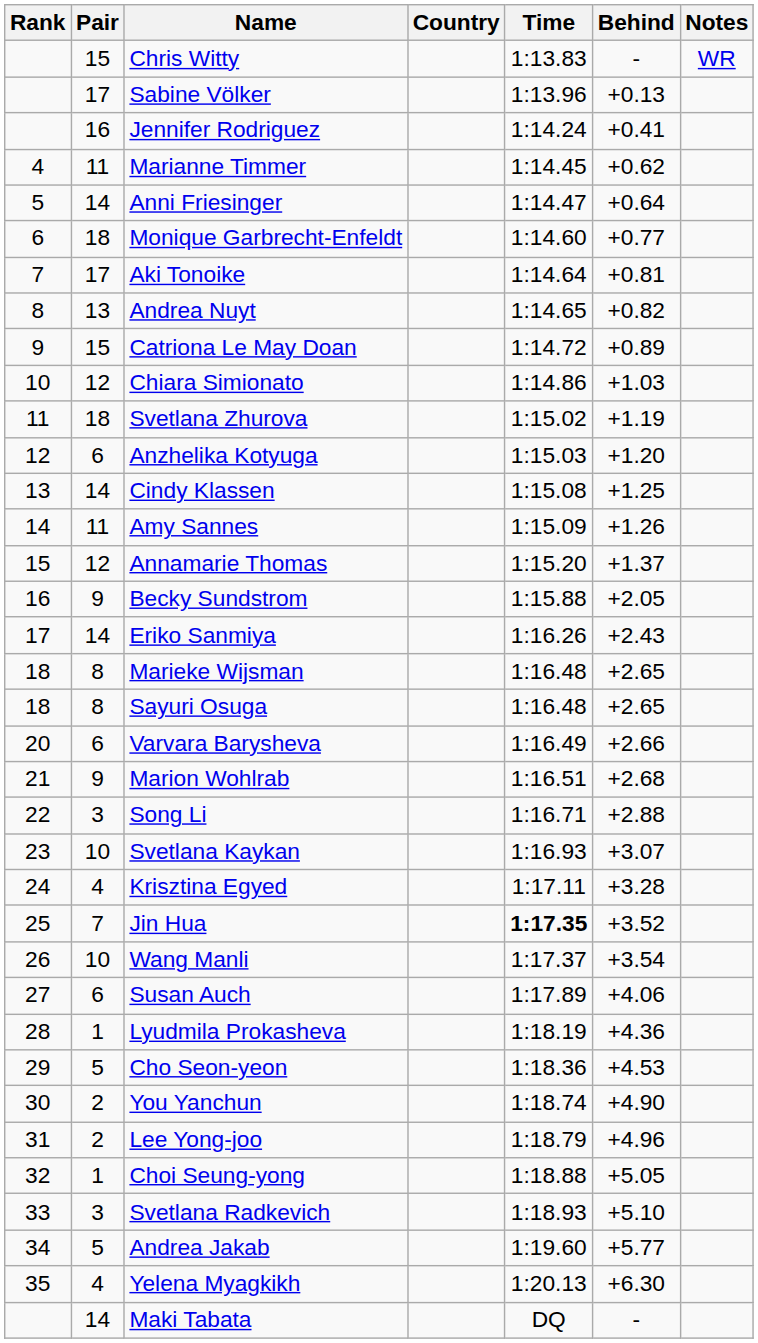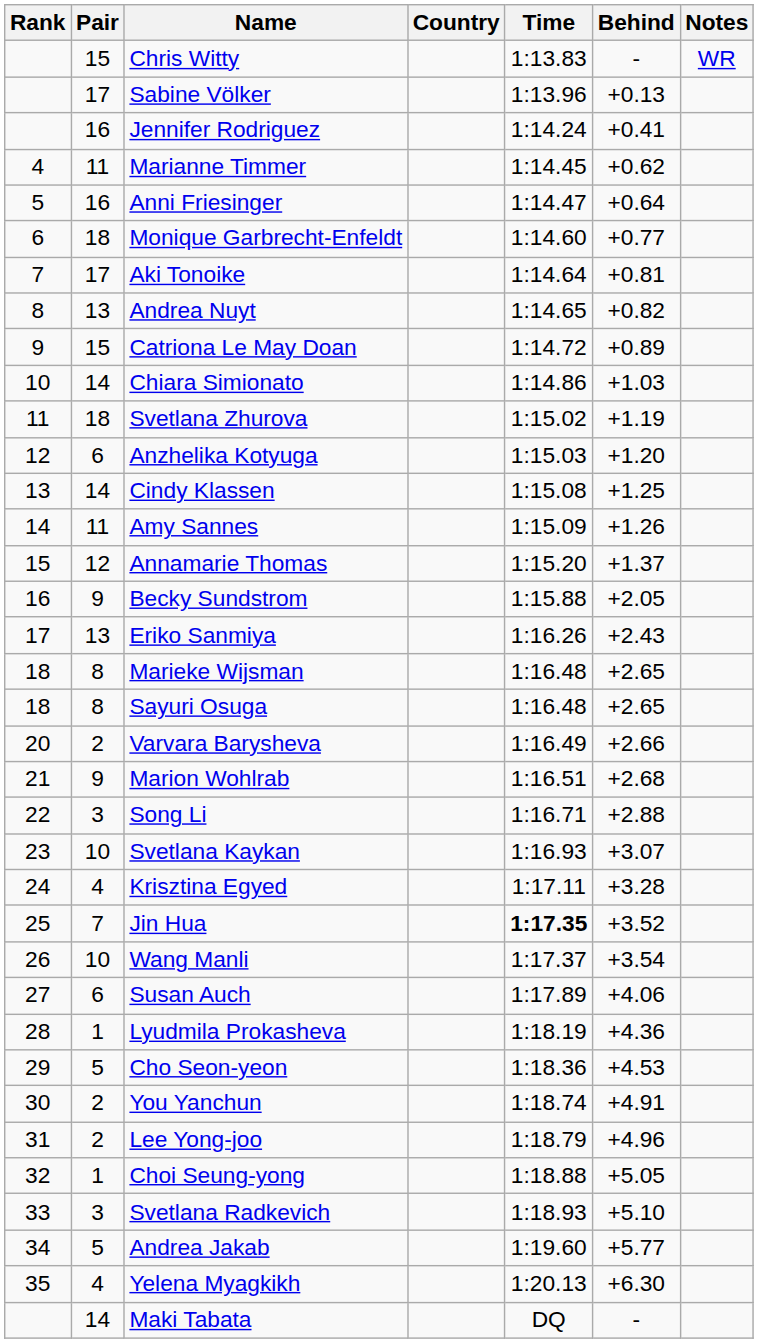(97, 202) 14 -> (97, 202) 16
(97, 382) 12 -> (97, 382) 14
(97, 635) 14 -> (97, 635) 13
(97, 743) 6 -> (97, 743) 2
(636, 1103) +4.90 -> (636, 1103) +4.91
